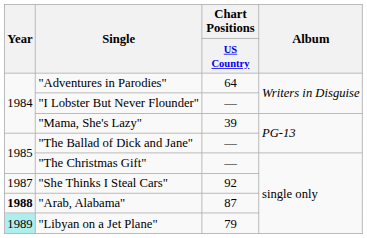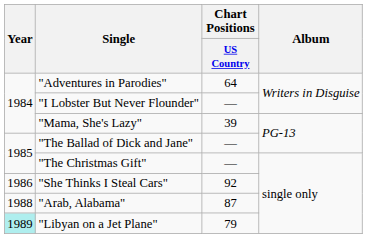(20, 183) 1987 -> (20, 183) 1986
(20, 203) bold -> (20, 203) normal
